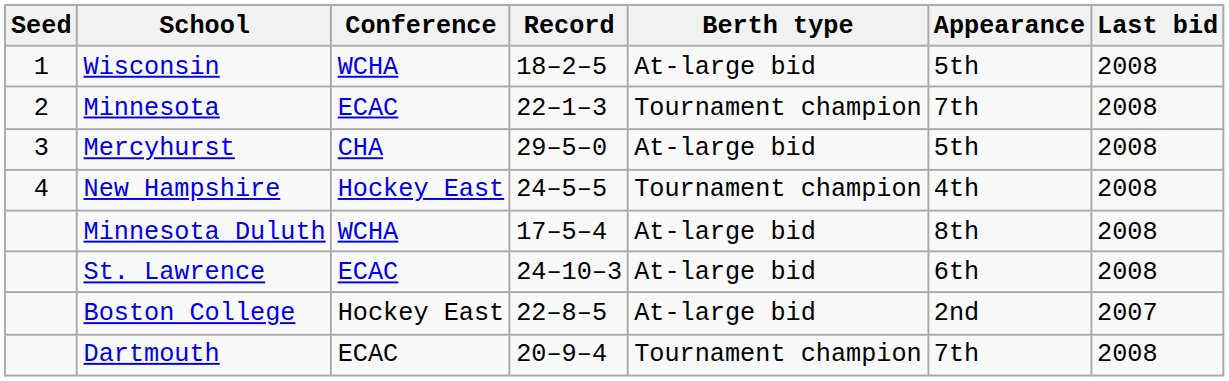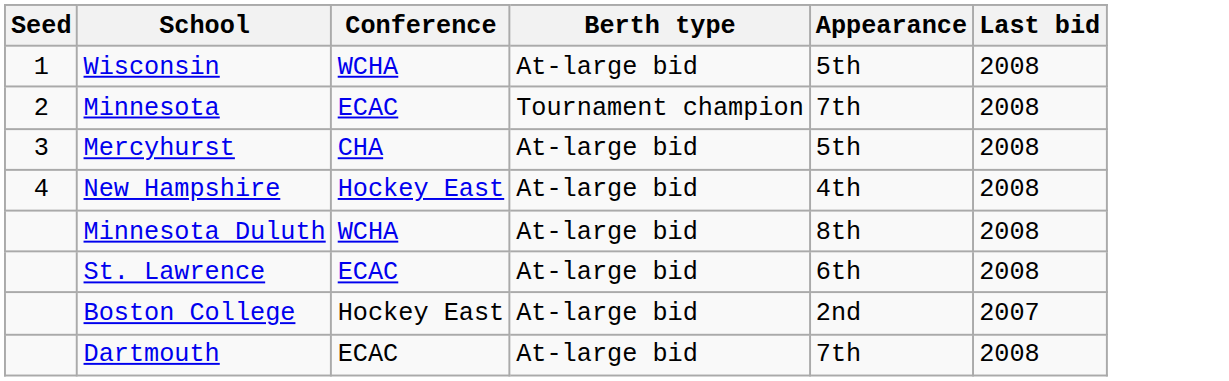- column: (569, 26)
(778, 190) Tournament champion -> (607, 190) At-large bid
(778, 354) Tournament champion -> (607, 354) At-large bid
